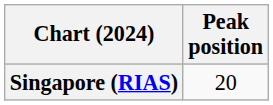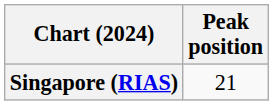(226, 81) 20 -> (226, 81) 21
